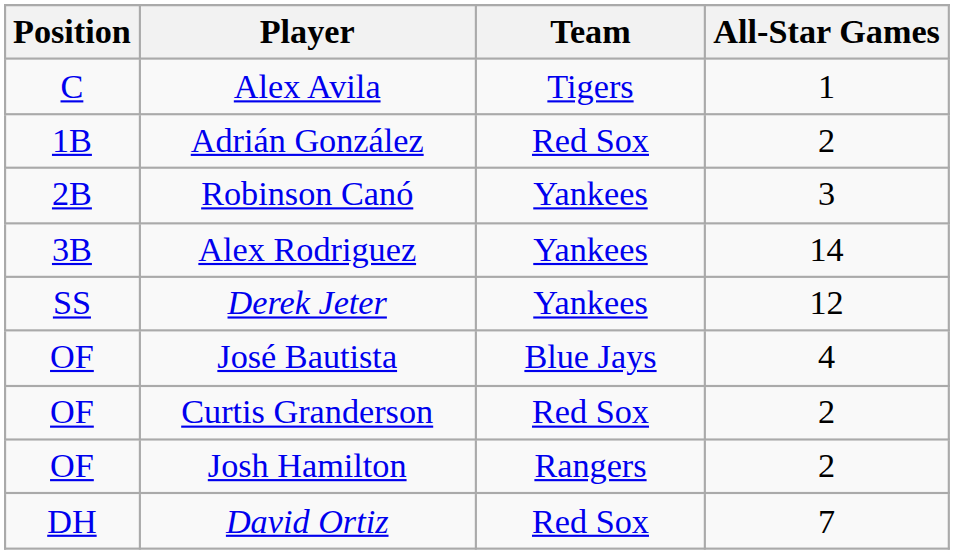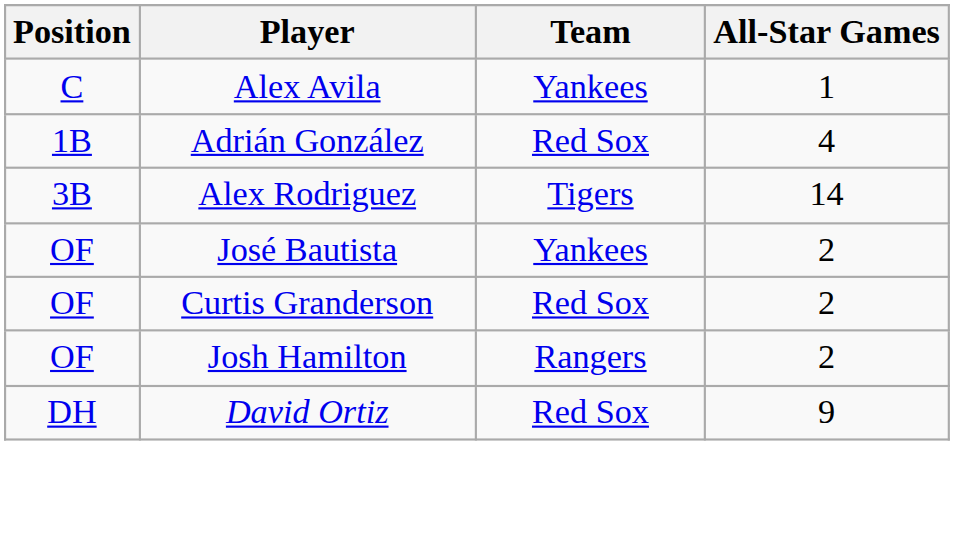(590, 85) Tigers -> (590, 85) Yankees
(827, 140) 2 -> (827, 140) 4
- row: (307, 194)
(590, 248) Yankees -> (590, 194) Tigers
- row: (307, 303)
(590, 357) Blue Jays -> (590, 248) Yankees
(827, 357) 4 -> (827, 248) 2
(827, 520) 7 -> (827, 411) 9
